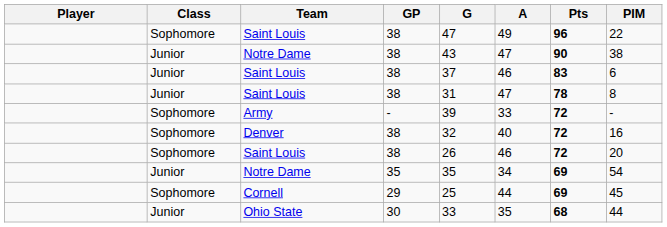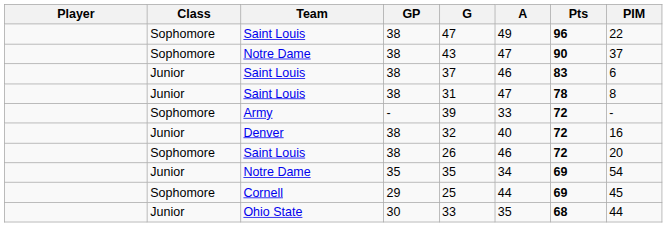(167, 53) Junior -> (183, 53) Sophomore
(616, 53) 38 -> (616, 53) 37
(183, 133) Sophomore -> (167, 133) Junior
